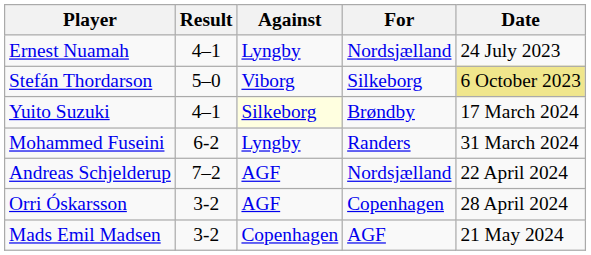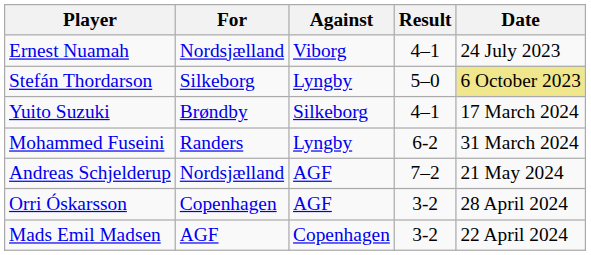columns swapped: (399, 19) <-> (206, 19)
(271, 50) Lyngby -> (320, 50) Viborg
(268, 81) Viborg -> (323, 81) Lyngby
(279, 111) lightyellow background -> (331, 111) no background
(514, 173) 22 April 2024 -> (512, 173) 21 May 2024
(512, 234) 21 May 2024 -> (514, 234) 22 April 2024
